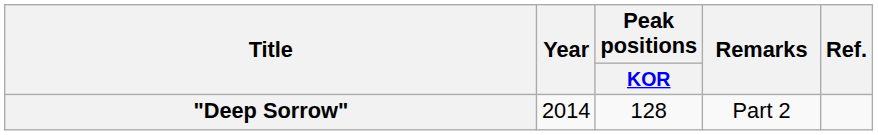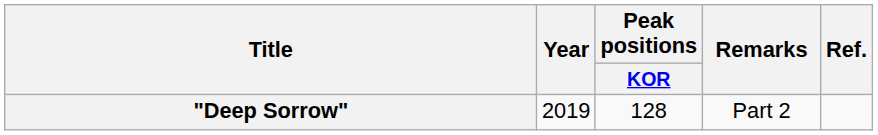(566, 111) 2014 -> (566, 111) 2019
